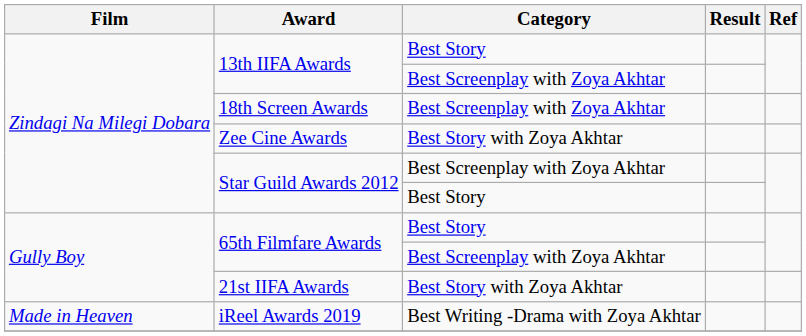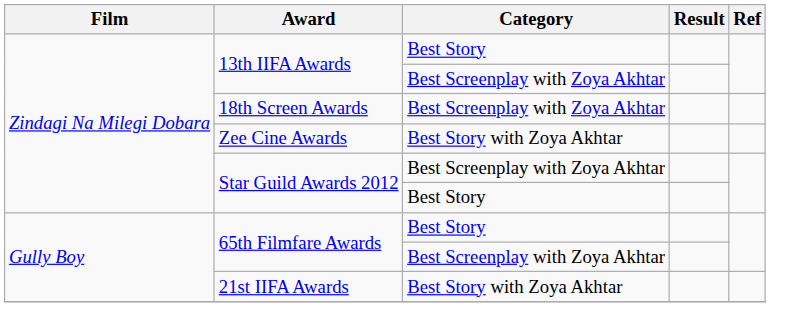- row: (290, 316)
